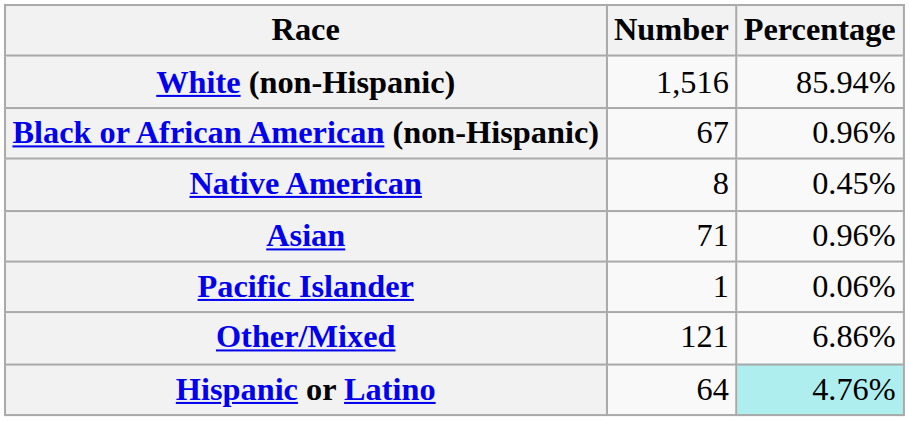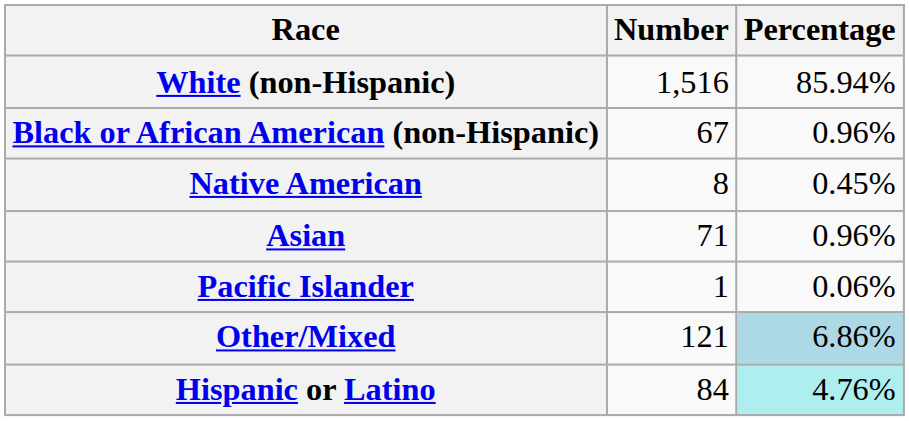(854, 337) no background -> (854, 337) lightblue background
(713, 388) 64 -> (713, 388) 84
